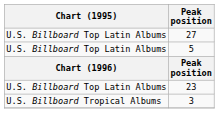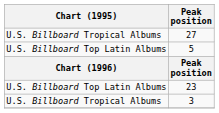(86, 35) U.S. Billboard Top Latin Albums -> (84, 35) U.S. Billboard Tropical Albums
